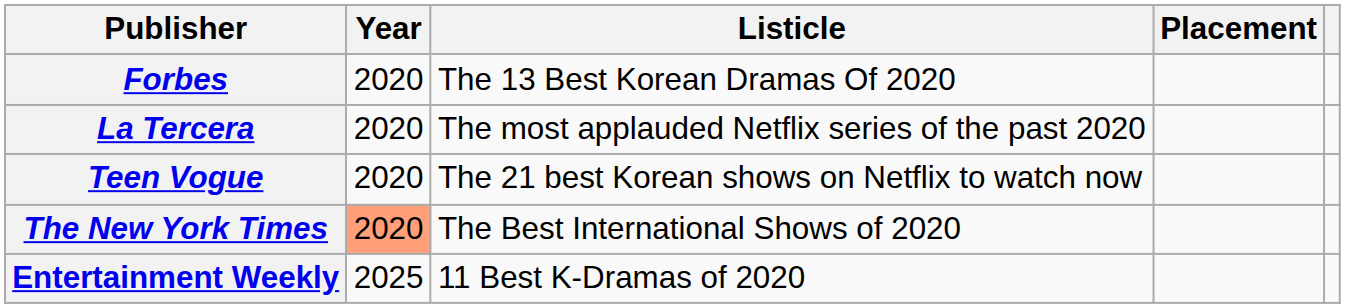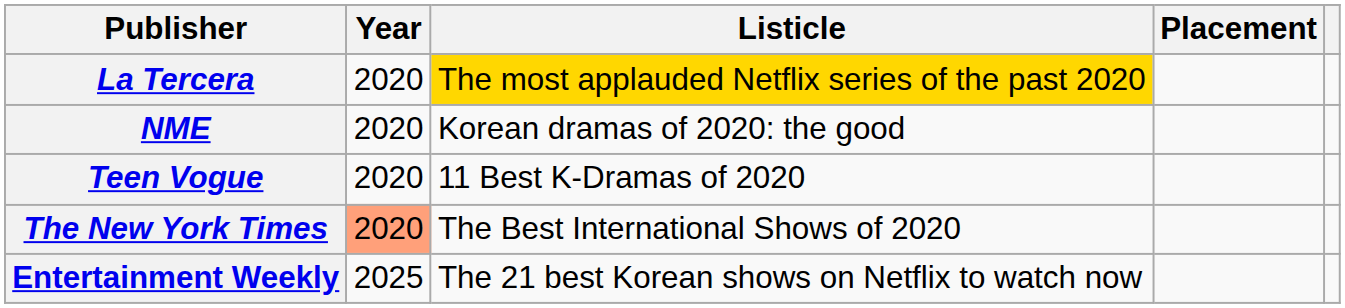- row: (176, 79)
(792, 128) no background -> (792, 79) gold background
+ row: (176, 128)
(790, 178) The 21 best Korean shows on Netflix to watch now -> (622, 178) 11 Best K-Dramas of 2020
(622, 278) 11 Best K-Dramas of 2020 -> (790, 278) The 21 best Korean shows on Netflix to watch now
